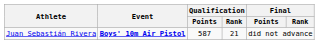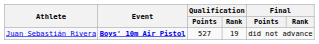(205, 33) 587 -> (205, 33) 527
(234, 33) 21 -> (234, 33) 19
